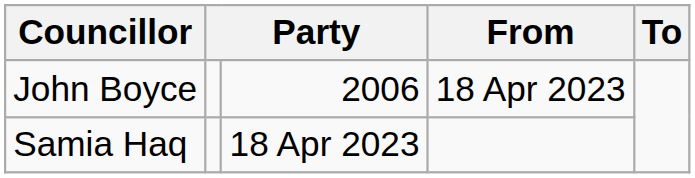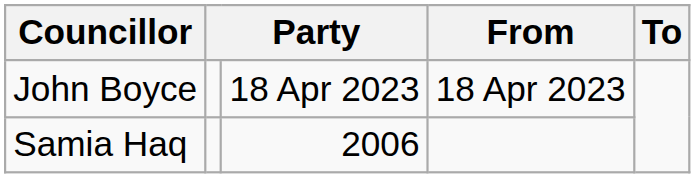(380, 88) 2006 -> (325, 88) 18 Apr 2023
(325, 144) 18 Apr 2023 -> (380, 144) 2006
